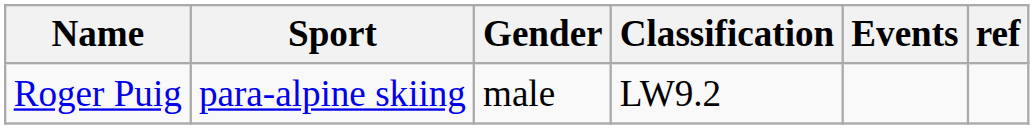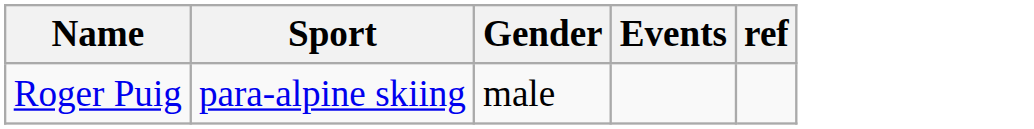- column: (727, 33)
